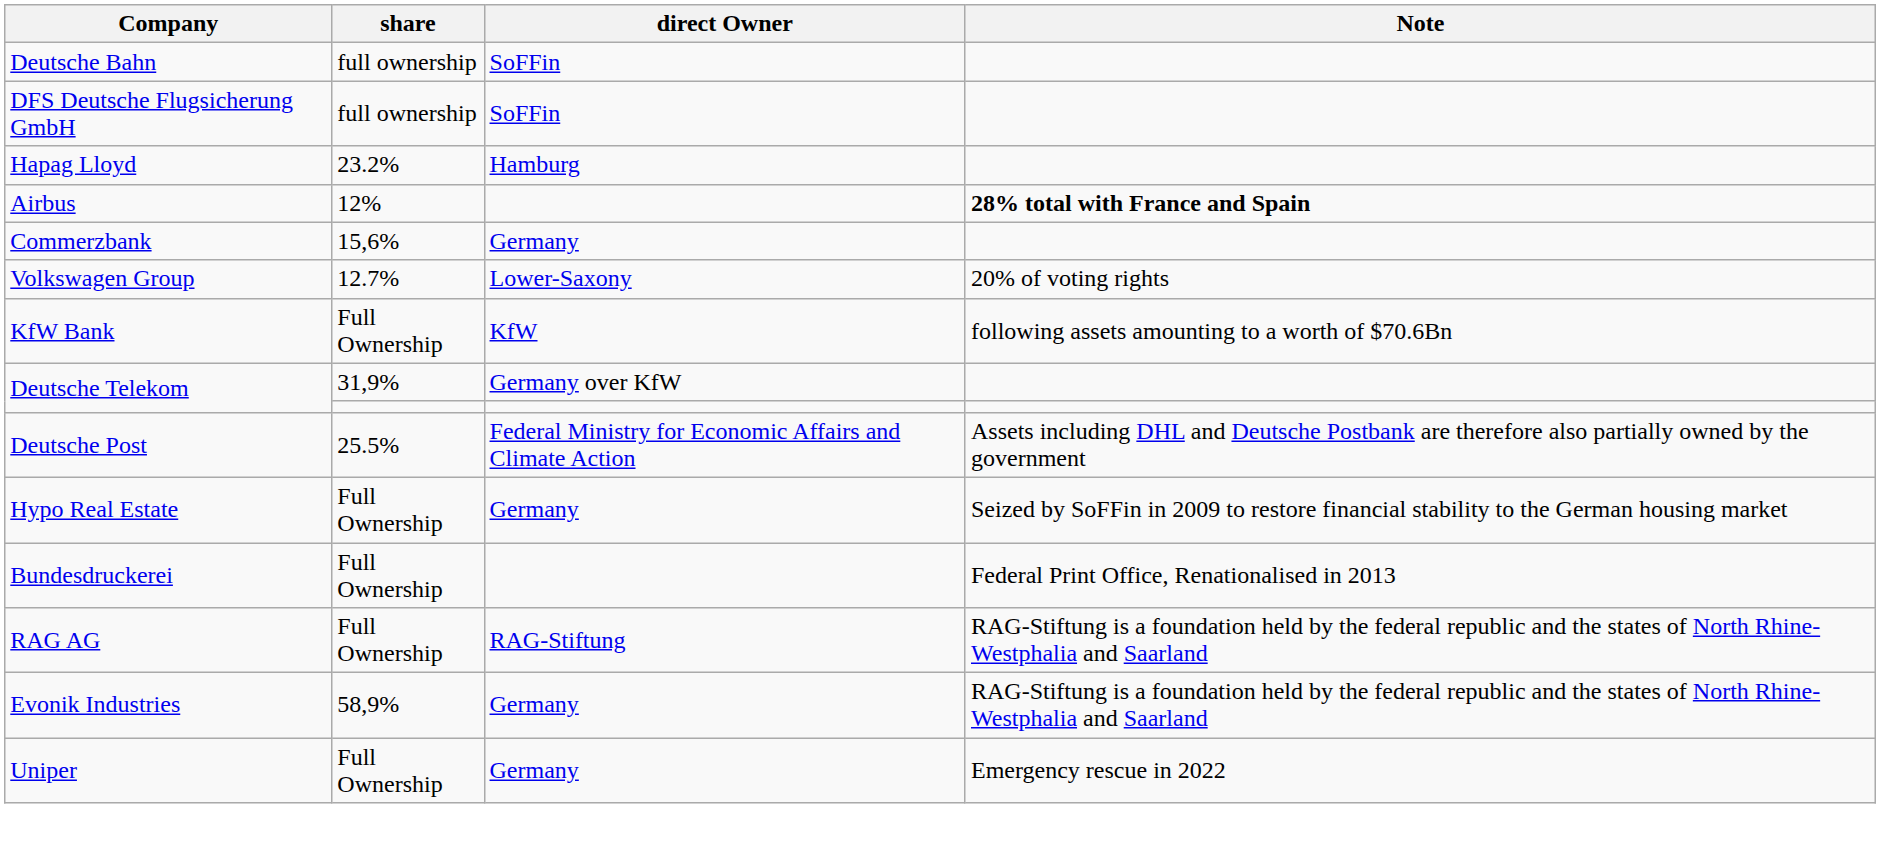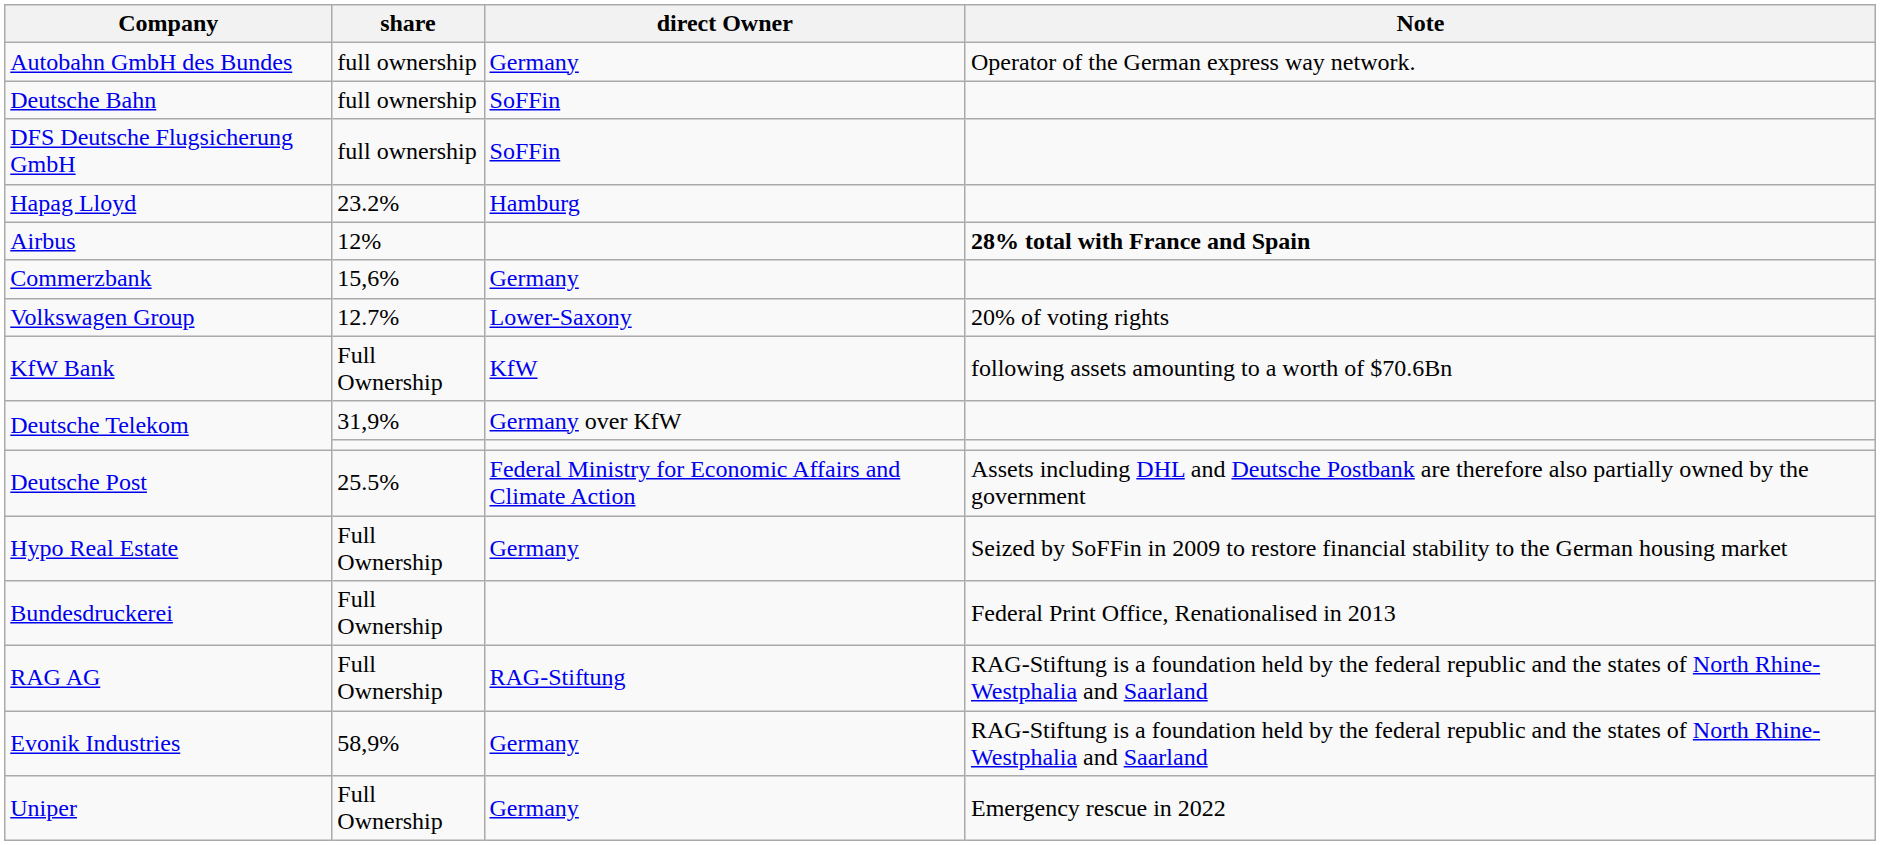+ row: (151, 61)
